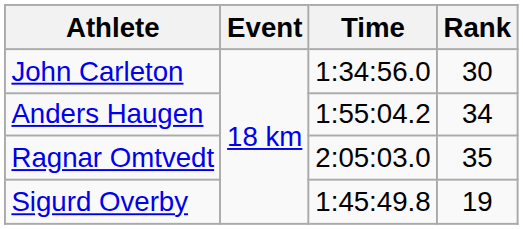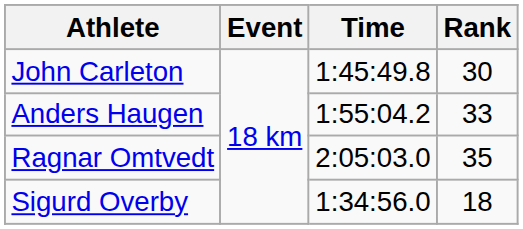(373, 71) 1:34:56.0 -> (373, 71) 1:45:49.8
(477, 115) 34 -> (477, 115) 33
(373, 202) 1:45:49.8 -> (373, 202) 1:34:56.0
(477, 202) 19 -> (477, 202) 18
